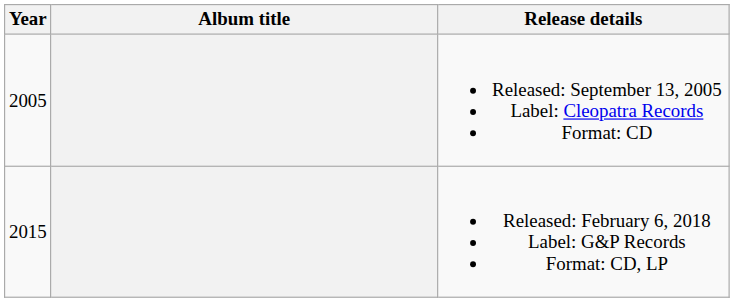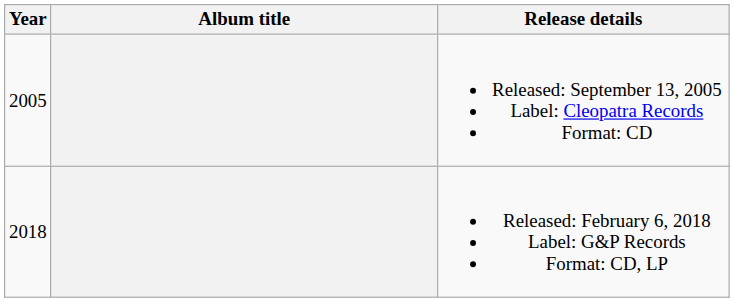(28, 231) 2015 -> (28, 231) 2018
